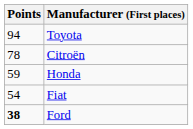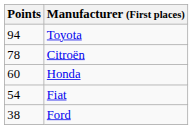(14, 74) 59 -> (14, 74) 60
(14, 114) bold -> (14, 114) normal
